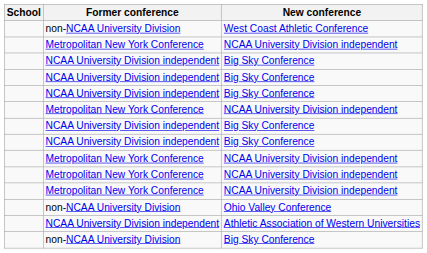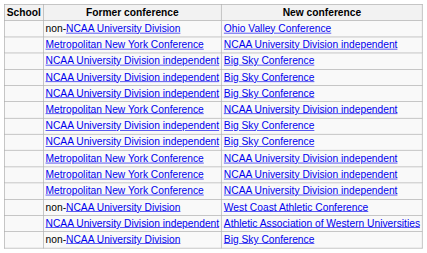rows swapped: (113, 207) <-> (113, 28)
